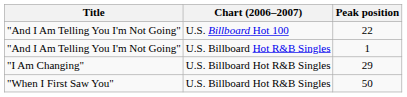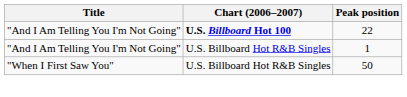(237, 30) normal -> (238, 30) bold
- row: (367, 65)
